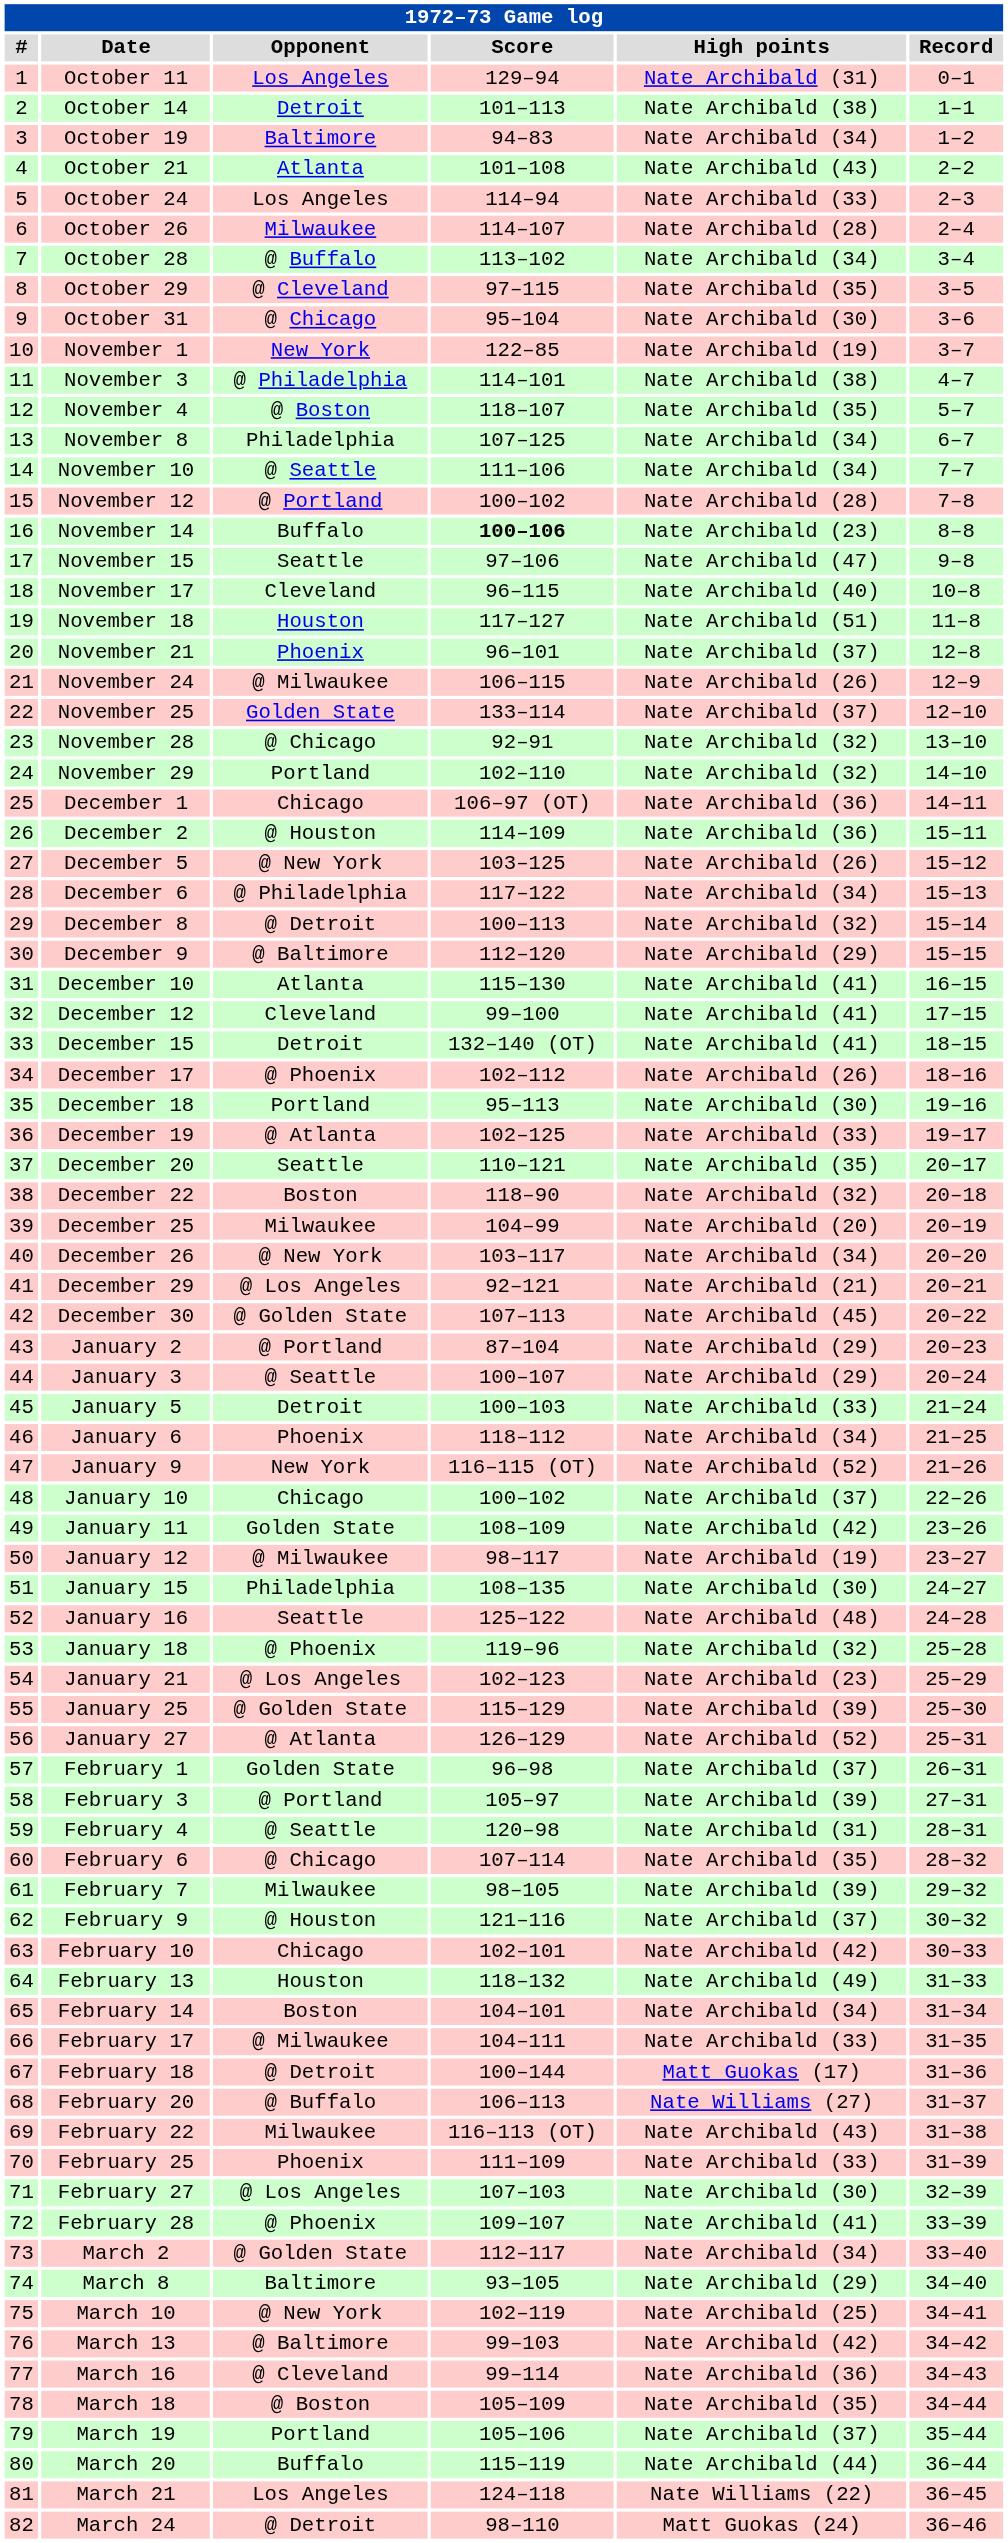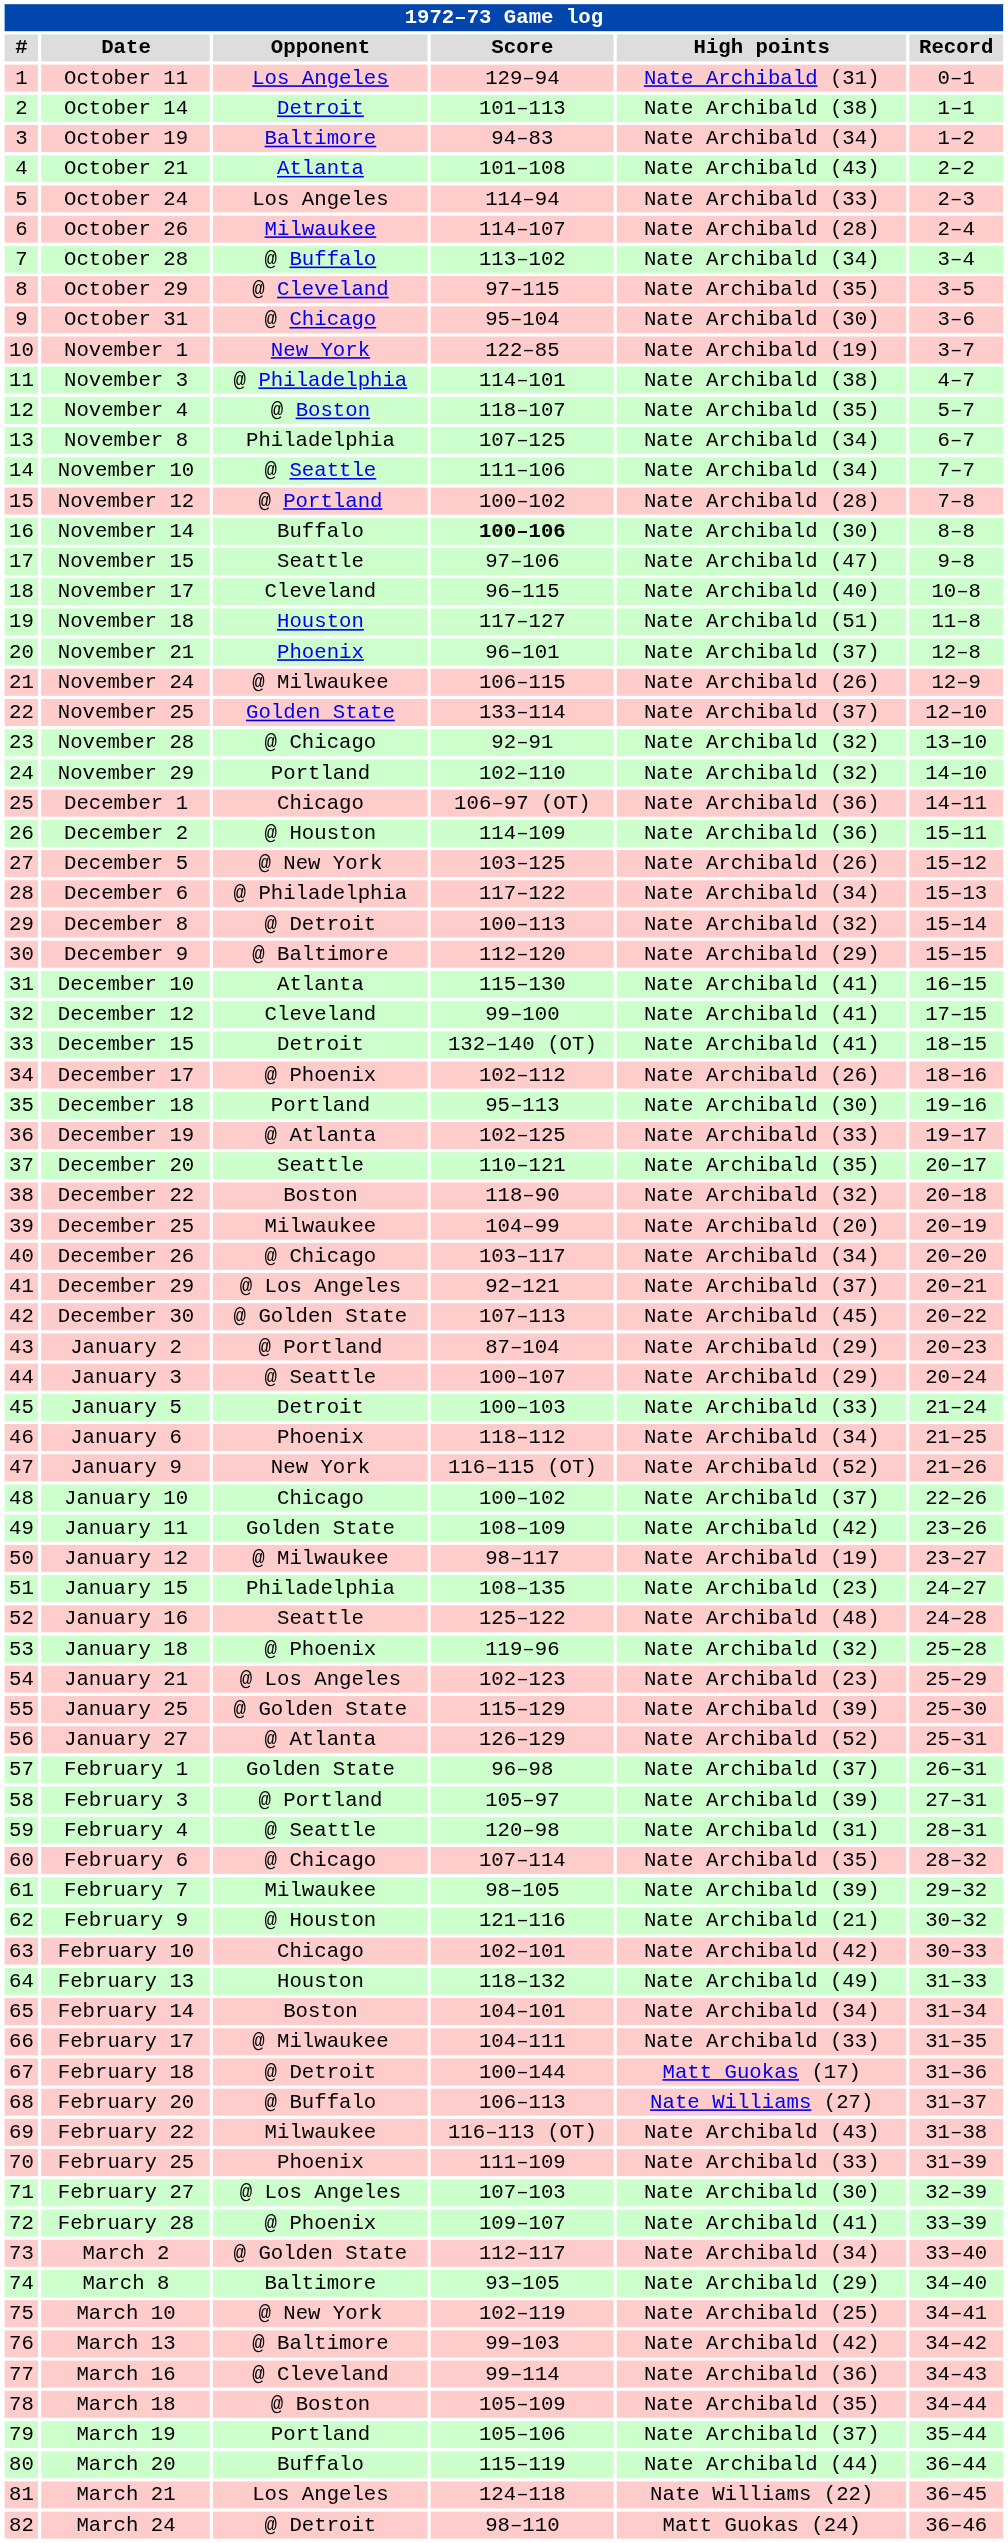(762, 531) Nate Archibald (23) -> (762, 531) Nate Archibald (30)
(320, 1256) @ New York -> (320, 1256) @ Chicago
(762, 1286) Nate Archibald (21) -> (762, 1286) Nate Archibald (37)
(762, 1588) Nate Archibald (30) -> (762, 1588) Nate Archibald (23)
(762, 1920) Nate Archibald (37) -> (762, 1920) Nate Archibald (21)
